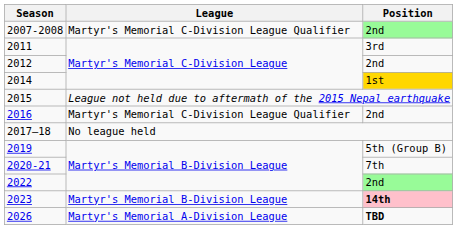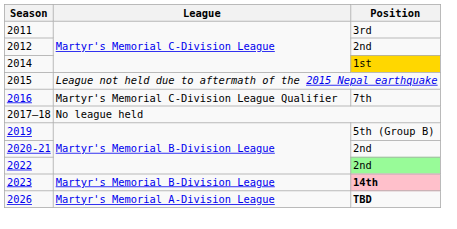- row: (35, 30)
(375, 115) 2nd -> (362, 98) 7th
(375, 165) 7th -> (362, 148) 2nd
